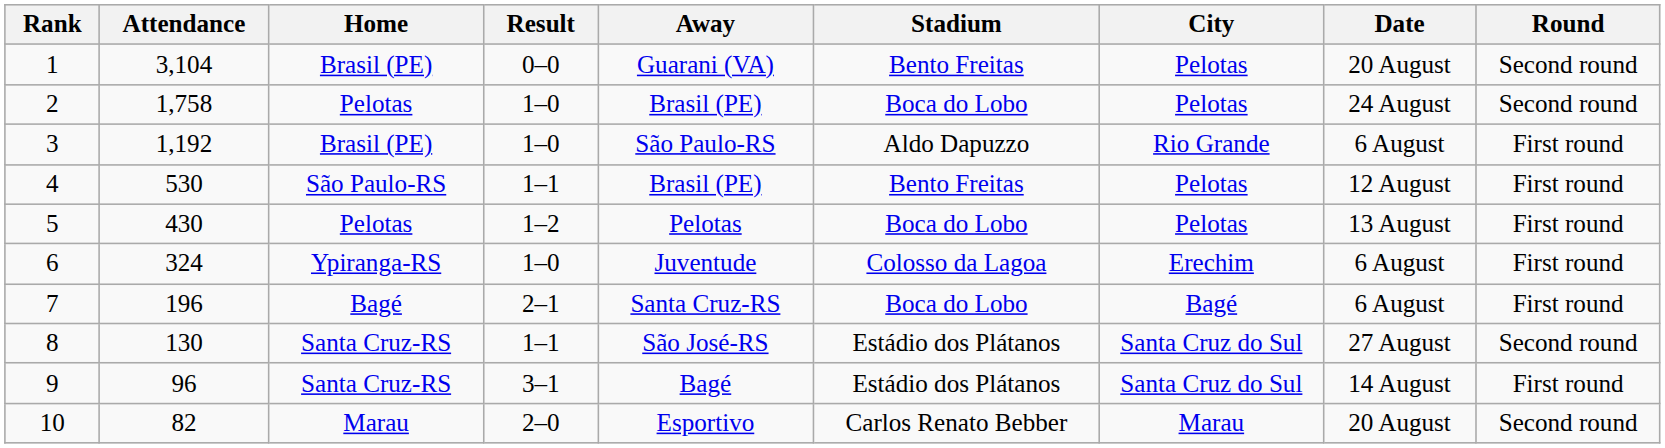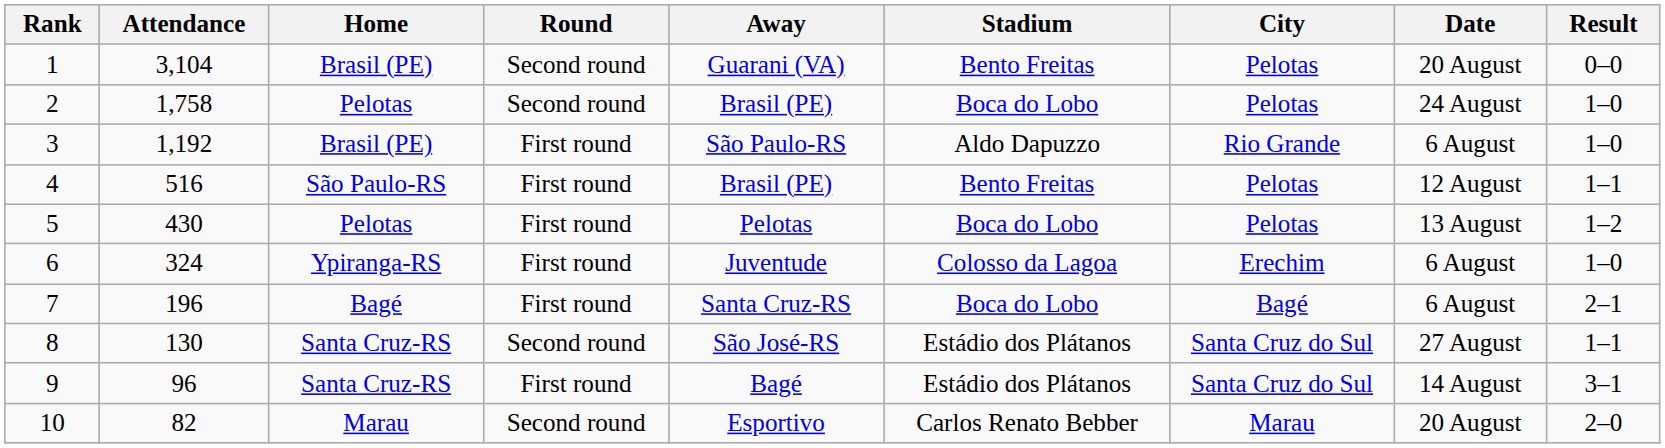columns swapped: (541, 24) <-> (1568, 24)
(184, 183) 530 -> (184, 183) 516
